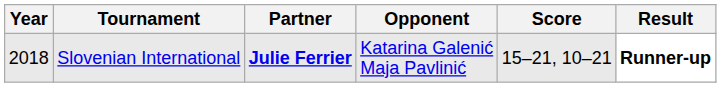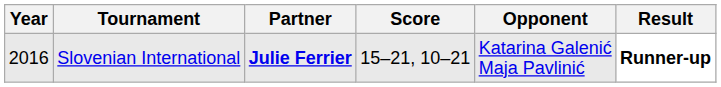columns swapped: (427, 19) <-> (557, 19)
(29, 58) 2018 -> (29, 58) 2016
